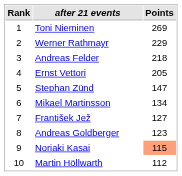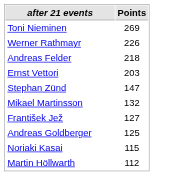- column: (19, 12)
(159, 43) 229 -> (132, 43) 226
(159, 73) 205 -> (132, 73) 203
(159, 103) 134 -> (132, 103) 132
(159, 133) 123 -> (132, 133) 125
(159, 148) lightsalmon background -> (132, 148) no background
